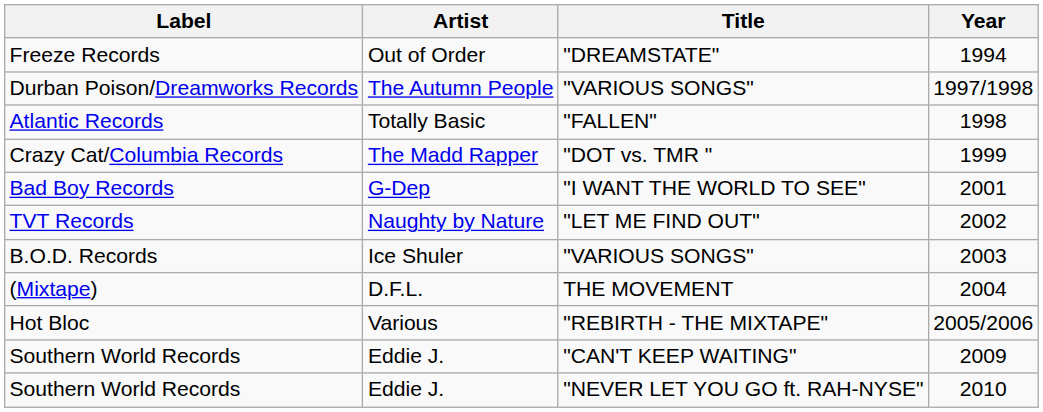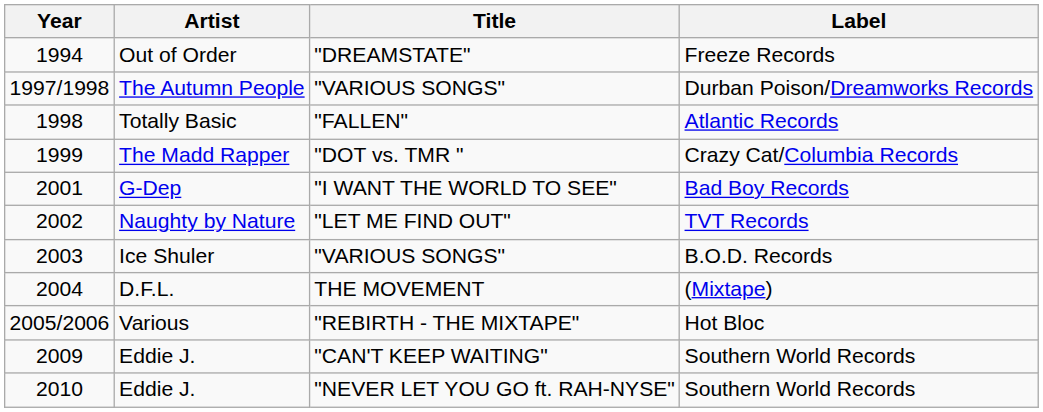columns swapped: (983, 21) <-> (184, 21)
